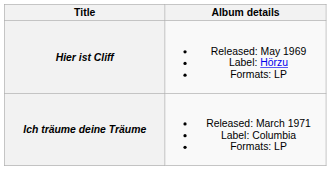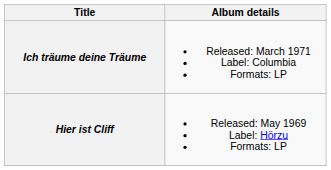rows swapped: (85, 57) <-> (85, 129)
